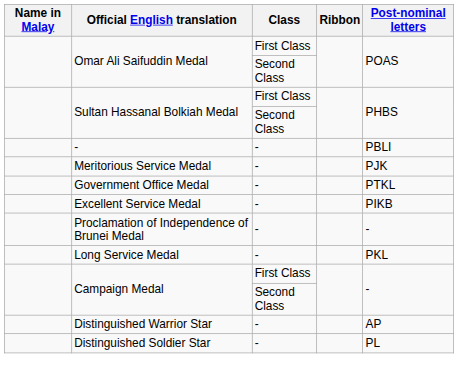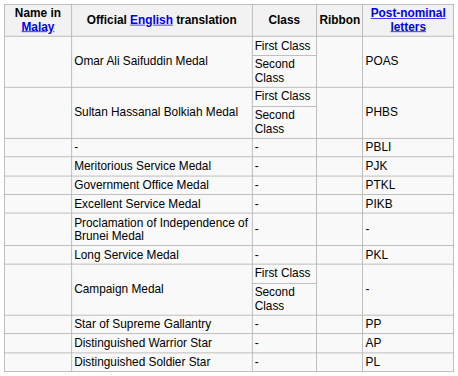+ row: (143, 324)
